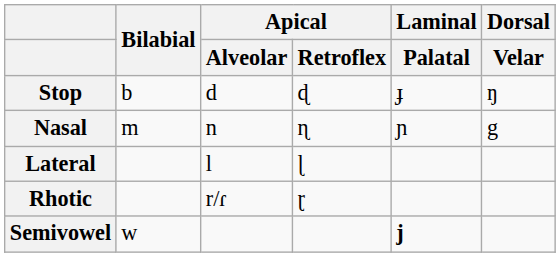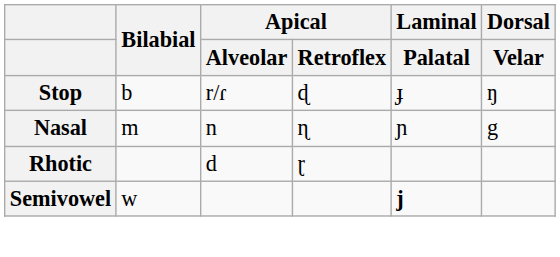(211, 92) d -> (216, 92) r/ɾ
- row: (60, 163)
(216, 198) r/ɾ -> (211, 163) d
